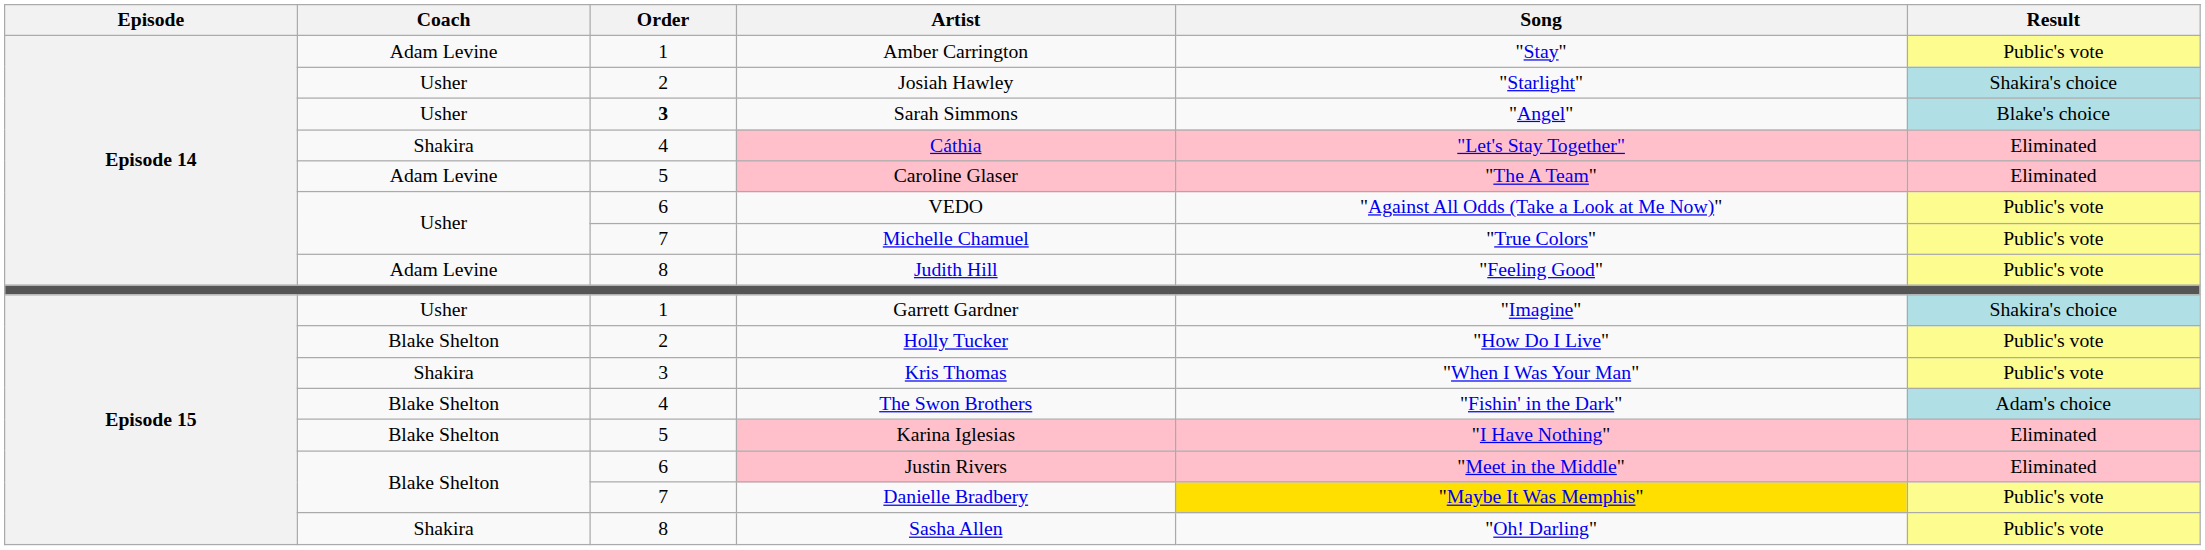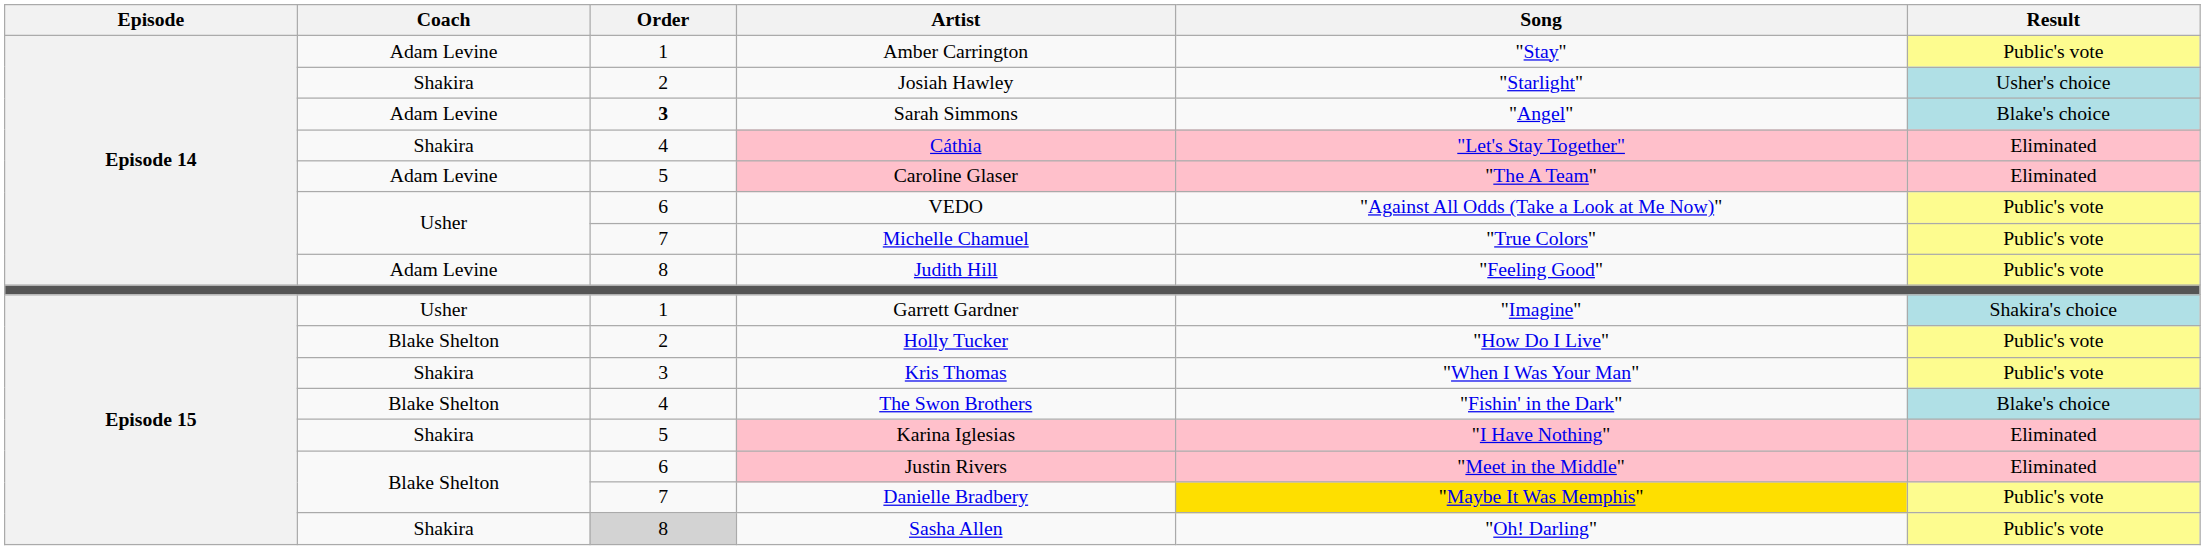(444, 82) Usher -> (444, 82) Shakira
(2053, 82) Shakira's choice -> (2053, 82) Usher's choice
(444, 113) Usher -> (444, 113) Adam Levine
(2053, 403) Adam's choice -> (2053, 403) Blake's choice
(444, 434) Blake Shelton -> (444, 434) Shakira
(663, 528) no background -> (663, 528) lightgrey background
